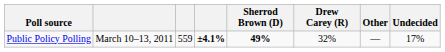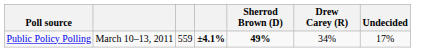- column: (375, 23)
(327, 39) 32% -> (327, 39) 34%
